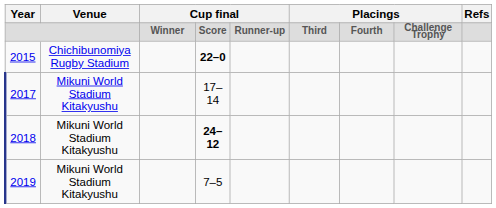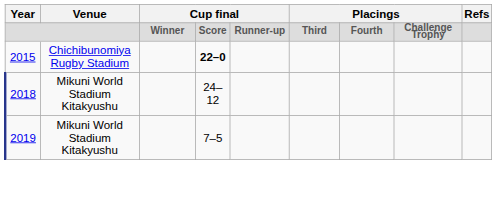- row: (23, 94)
(213, 138) bold -> (213, 94) normal
